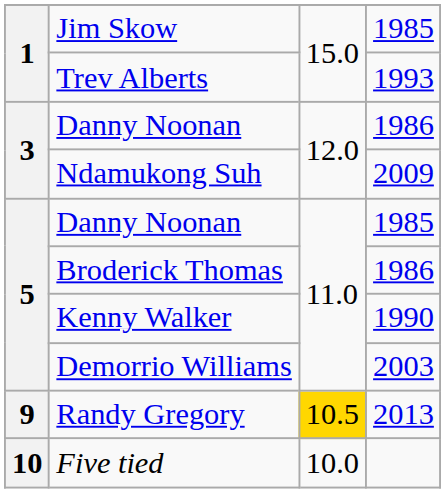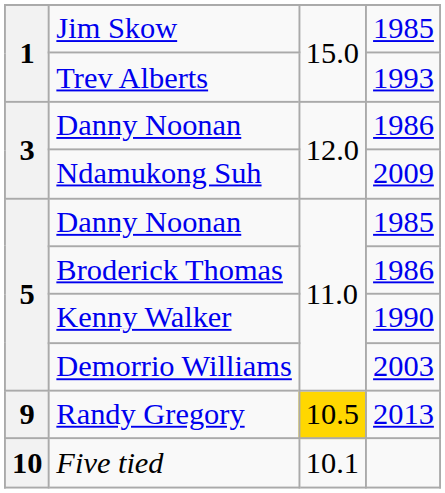(332, 462) 10.0 -> (332, 462) 10.1
